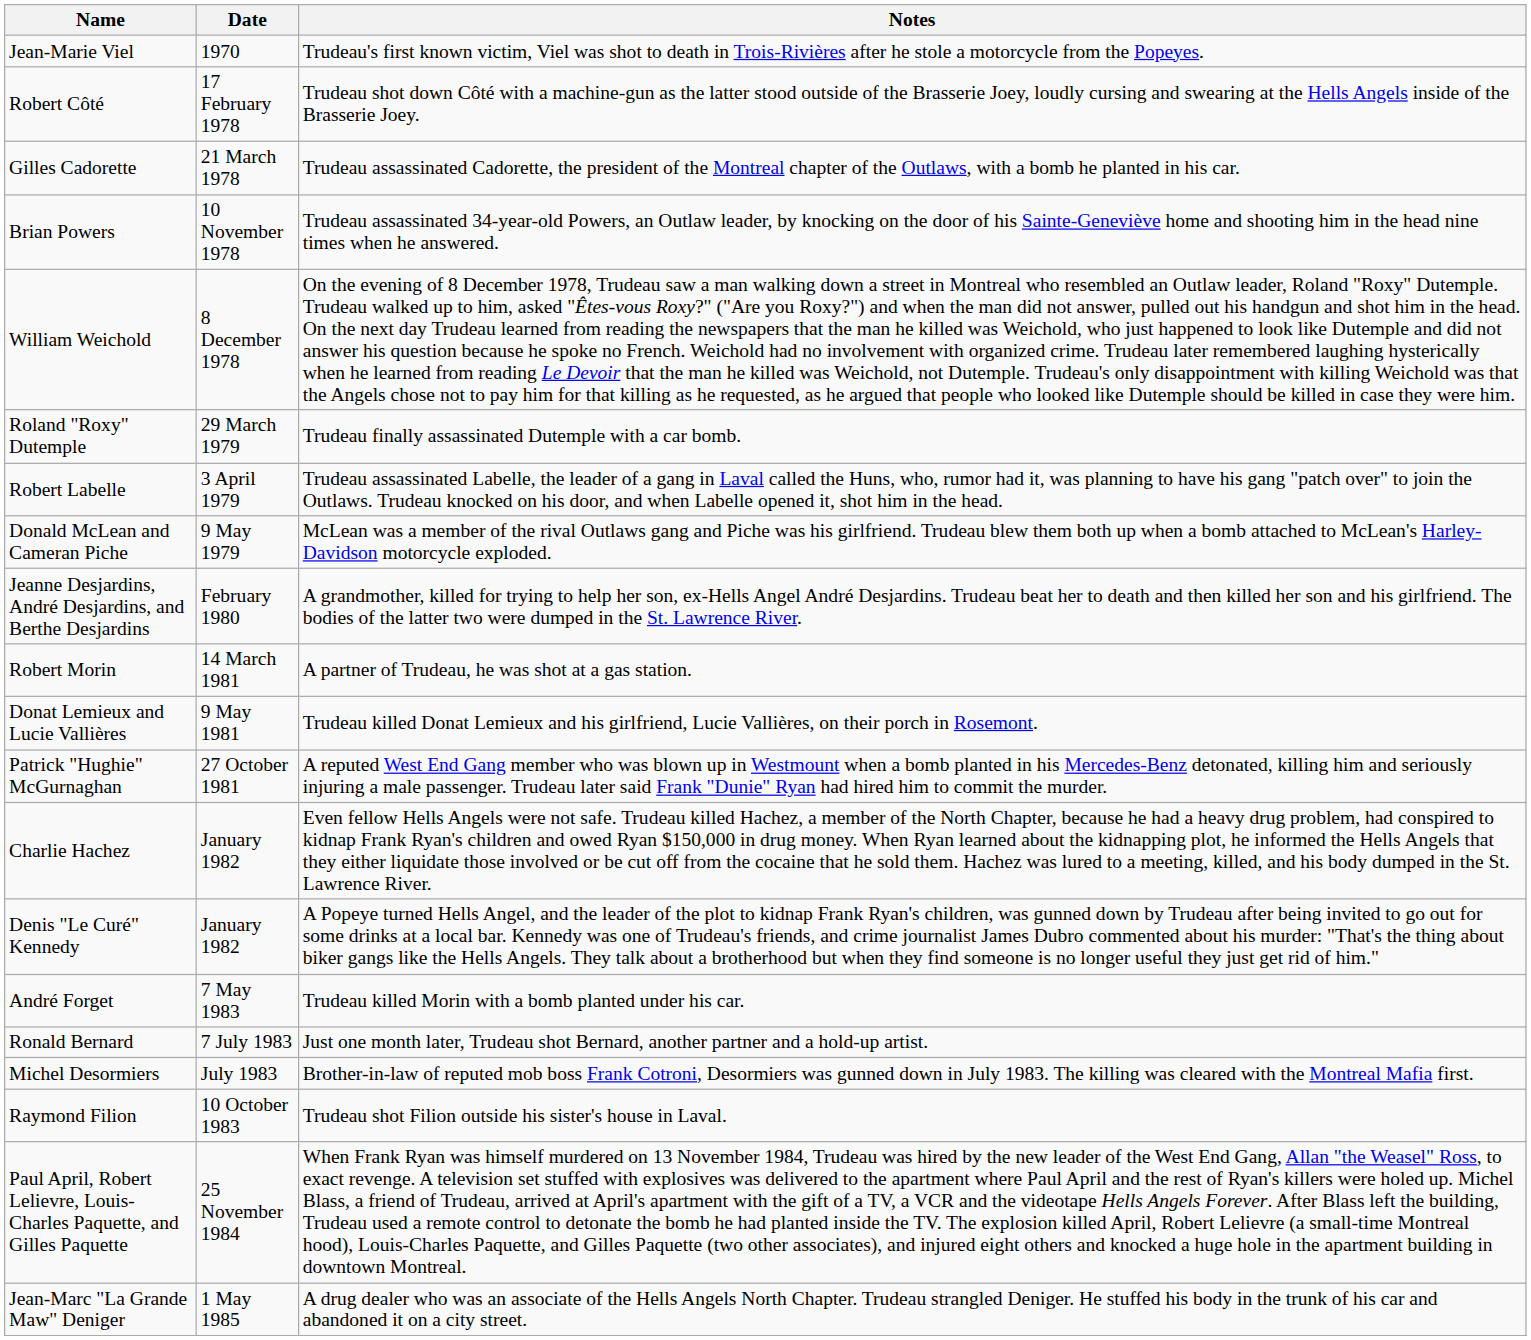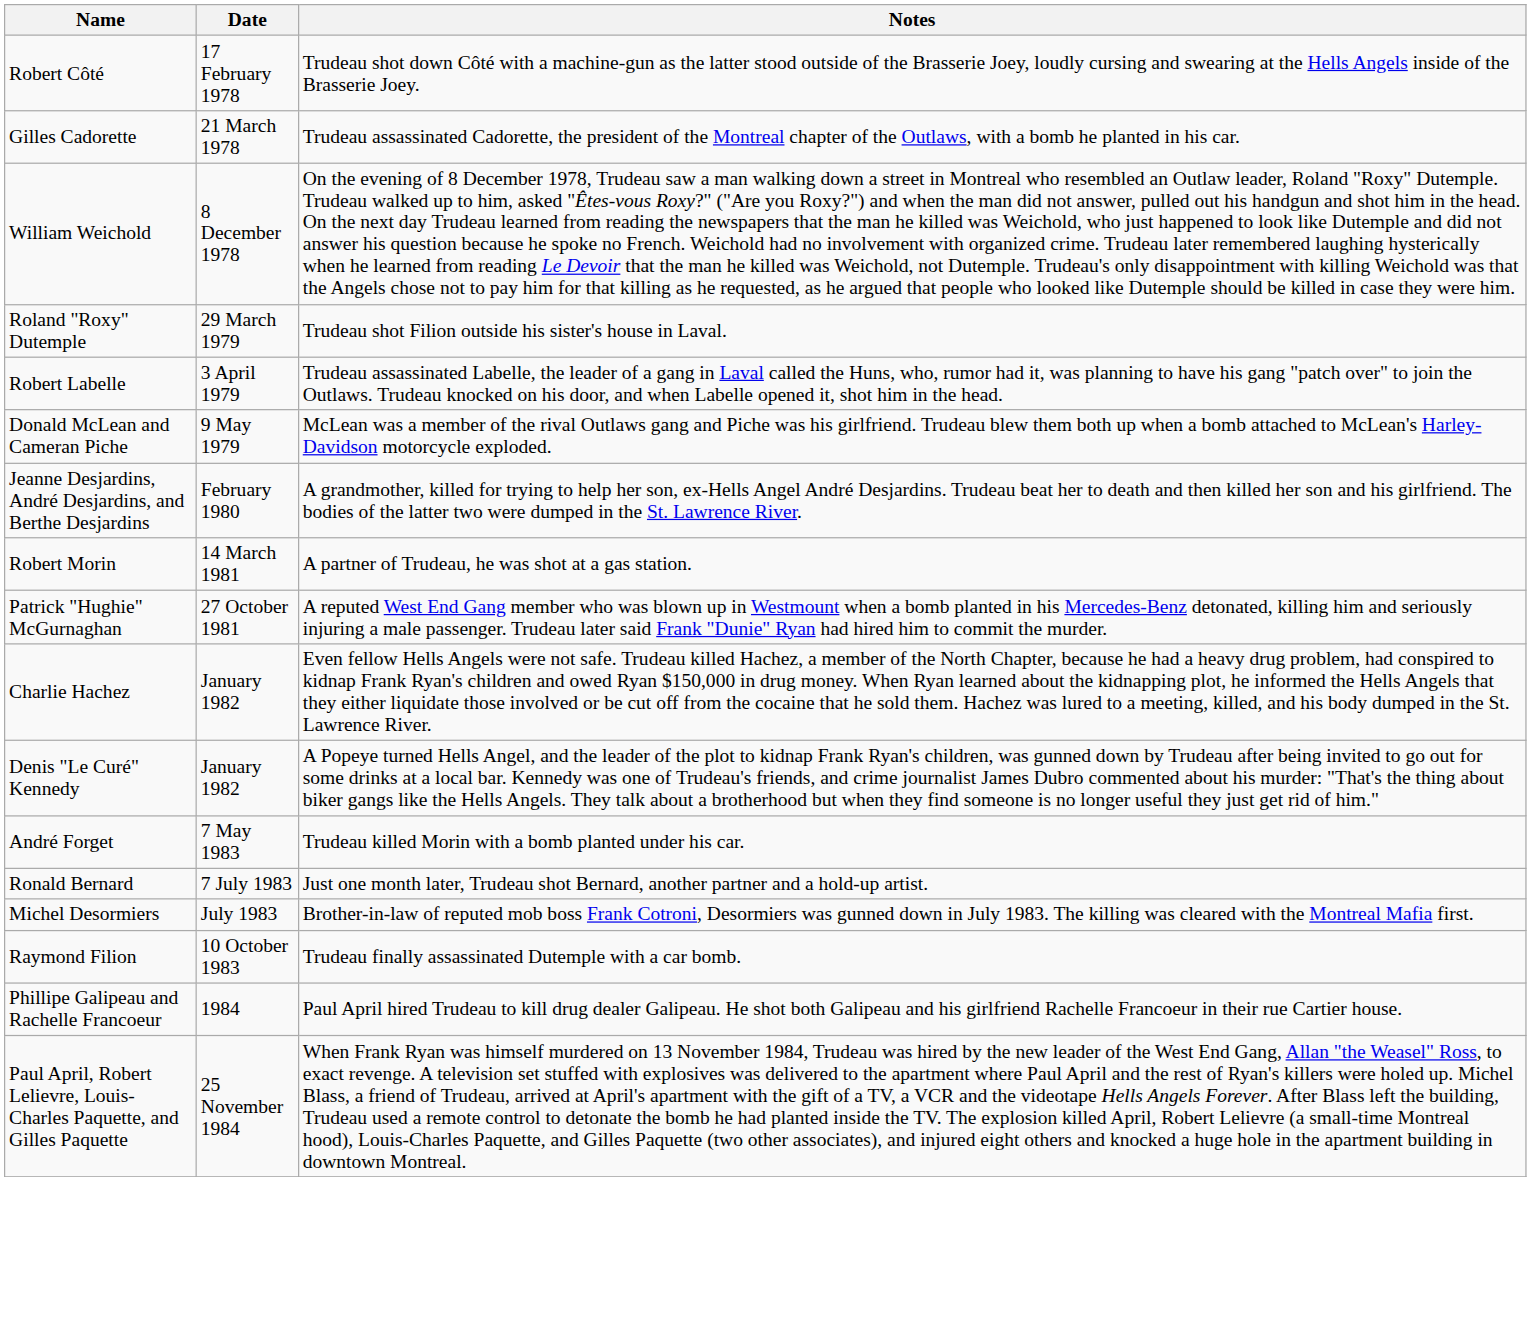- row: (71, 50)
- row: (62, 231)
(522, 436) Trudeau finally assassinated Dutemple with a car bomb. -> (515, 330) Trudeau shot Filion outside his sister's house in Laval.
- row: (87, 722)
(515, 1115) Trudeau shot Filion outside his sister's house in Laval. -> (522, 956) Trudeau finally assassinated Dutemple with a car bomb.
+ row: (94, 1009)
- row: (98, 1308)
